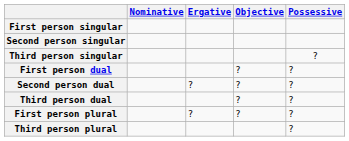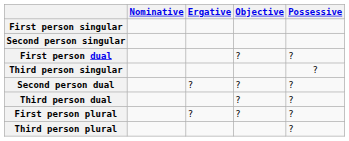rows swapped: (66, 56) <-> (66, 70)
